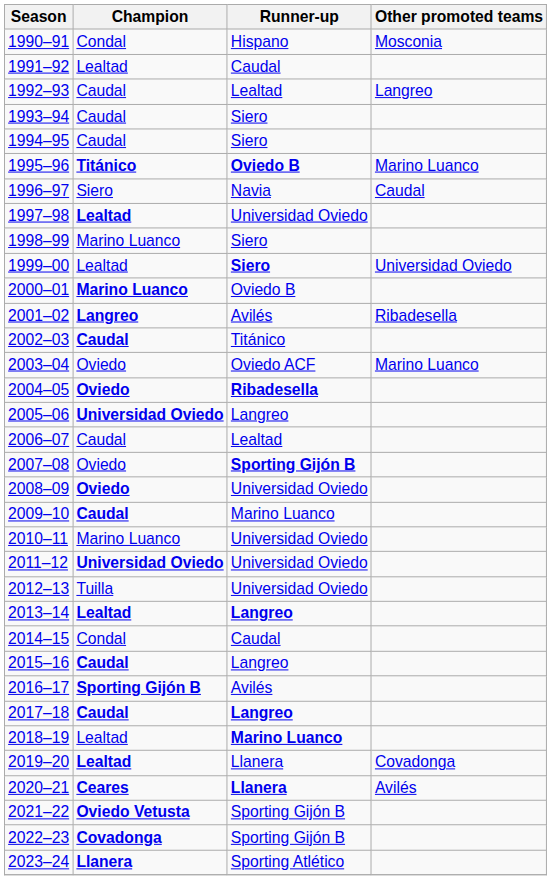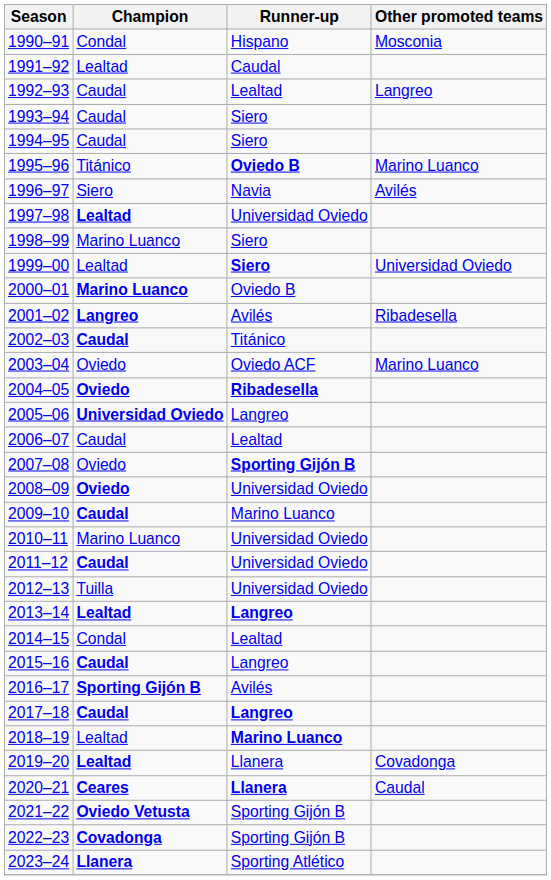(106, 166) bold -> (104, 166) normal
(400, 191) Caudal -> (396, 191) Avilés
(150, 564) Universidad Oviedo -> (103, 564) Caudal
(256, 638) Caudal -> (257, 638) Lealtad
(396, 787) Avilés -> (400, 787) Caudal
